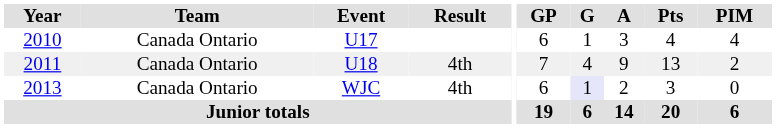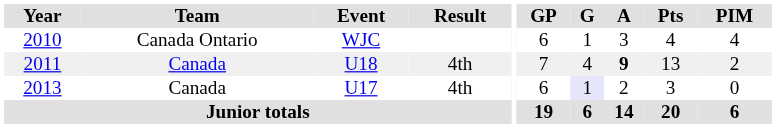(361, 39) U17 -> (361, 39) WJC
(197, 63) Canada Ontario -> (197, 63) Canada
(624, 63) normal -> (624, 63) bold
(197, 87) Canada Ontario -> (197, 87) Canada
(361, 87) WJC -> (361, 87) U17
